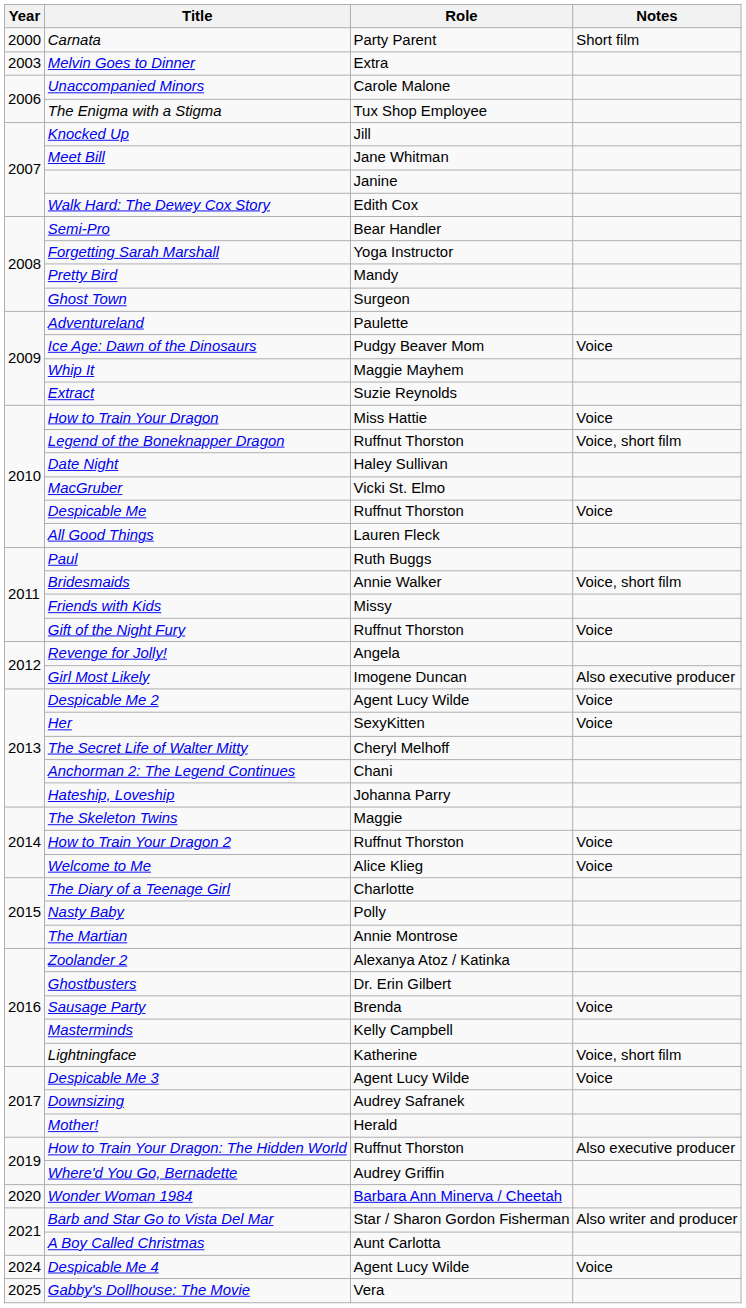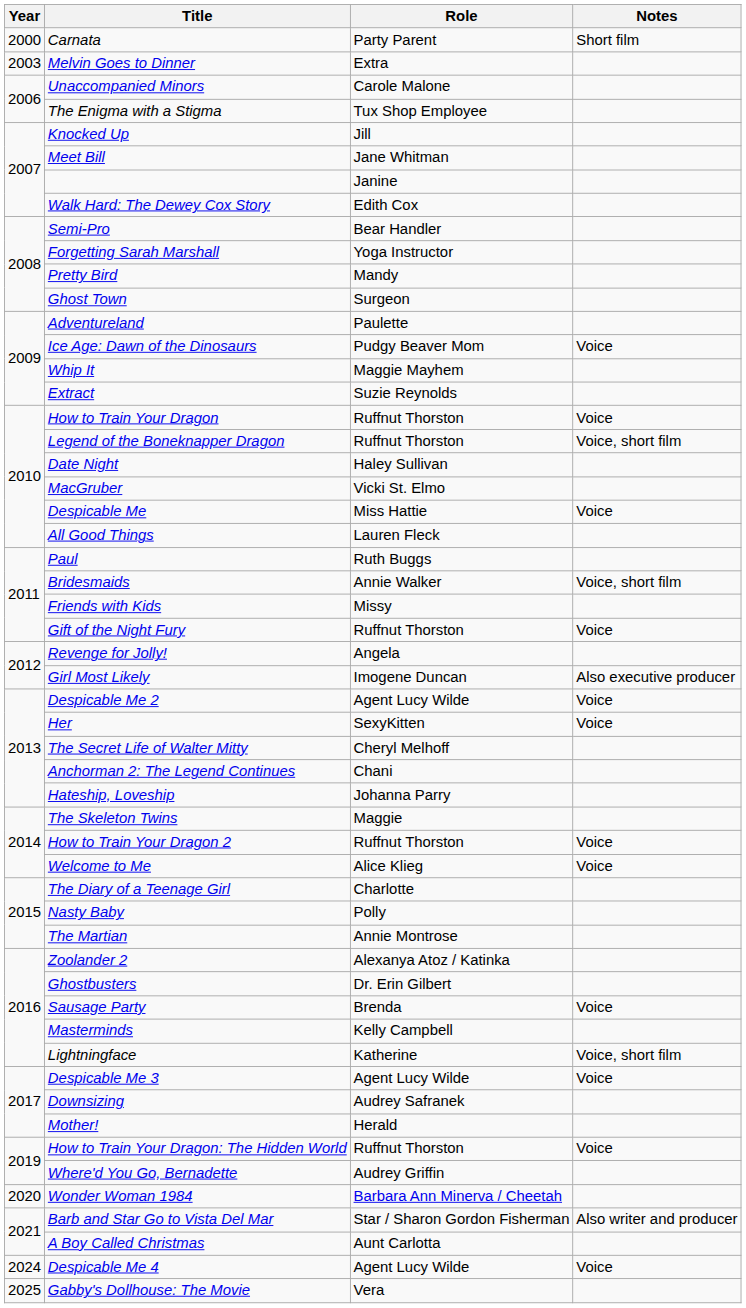(390, 417) Miss Hattie -> (409, 417) Ruffnut Thorston
(409, 511) Ruffnut Thorston -> (390, 511) Miss Hattie
(656, 1149) Also executive producer -> (594, 1149) Voice
